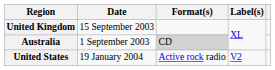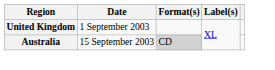(117, 27) 15 September 2003 -> (114, 27) 1 September 2003
(114, 42) 1 September 2003 -> (117, 42) 15 September 2003
- row: (41, 57)
